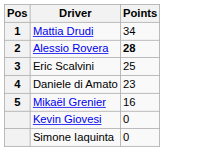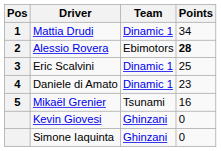+ column: (148, 14)
